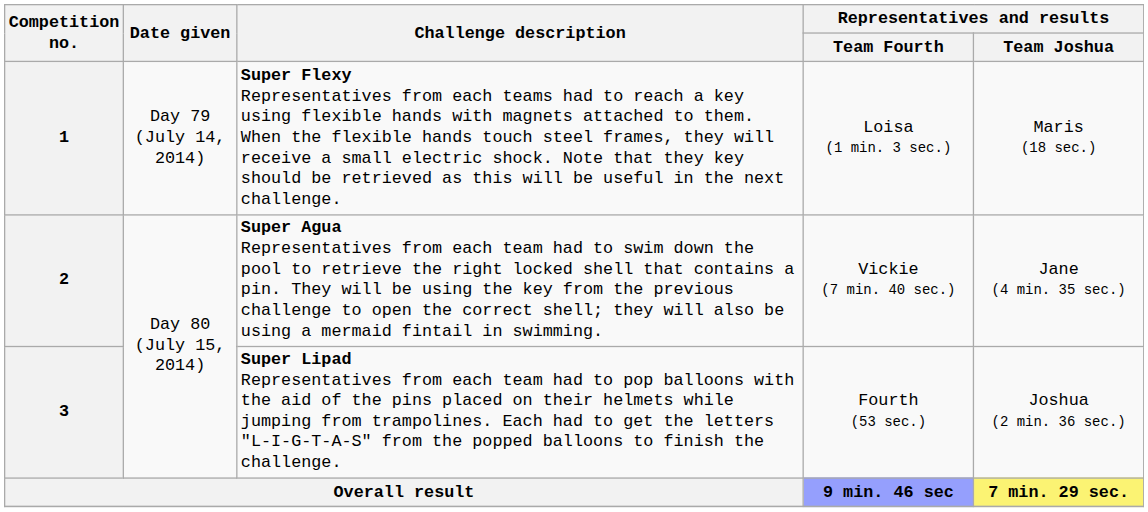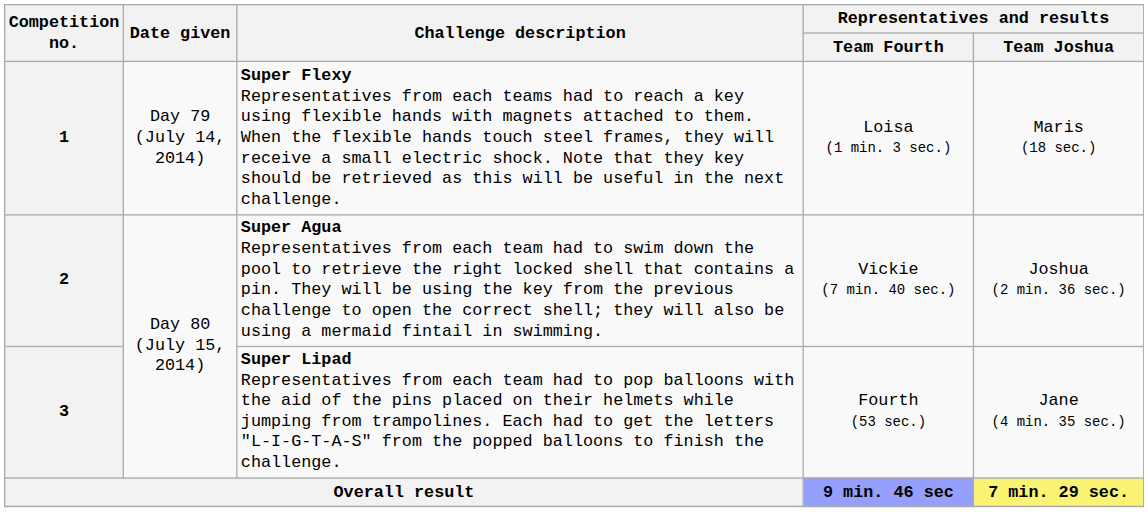(1059, 279) Jane (4 min. 35 sec.) -> (1059, 279) Joshua (2 min. 36 sec.)
(1059, 411) Joshua (2 min. 36 sec.) -> (1059, 411) Jane (4 min. 35 sec.)
